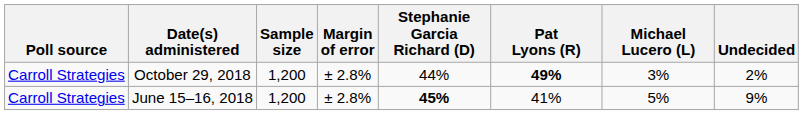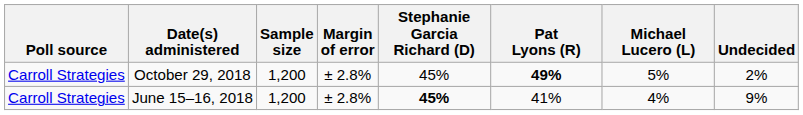(434, 74) 44% -> (434, 74) 45%
(658, 74) 3% -> (658, 74) 5%
(658, 98) 5% -> (658, 98) 4%
